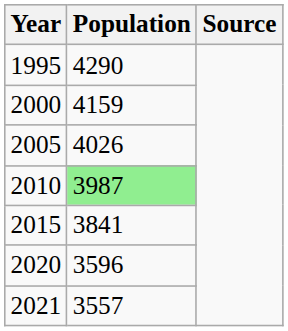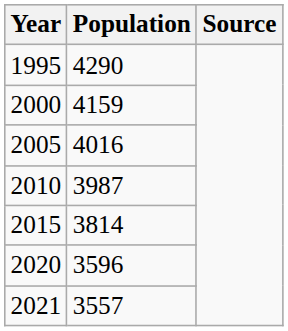(98, 144) 4026 -> (98, 144) 4016
(98, 184) lightgreen background -> (98, 184) no background
(98, 225) 3841 -> (98, 225) 3814
